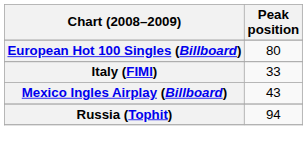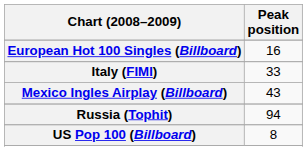(273, 51) 80 -> (273, 51) 16
+ row: (124, 135)
